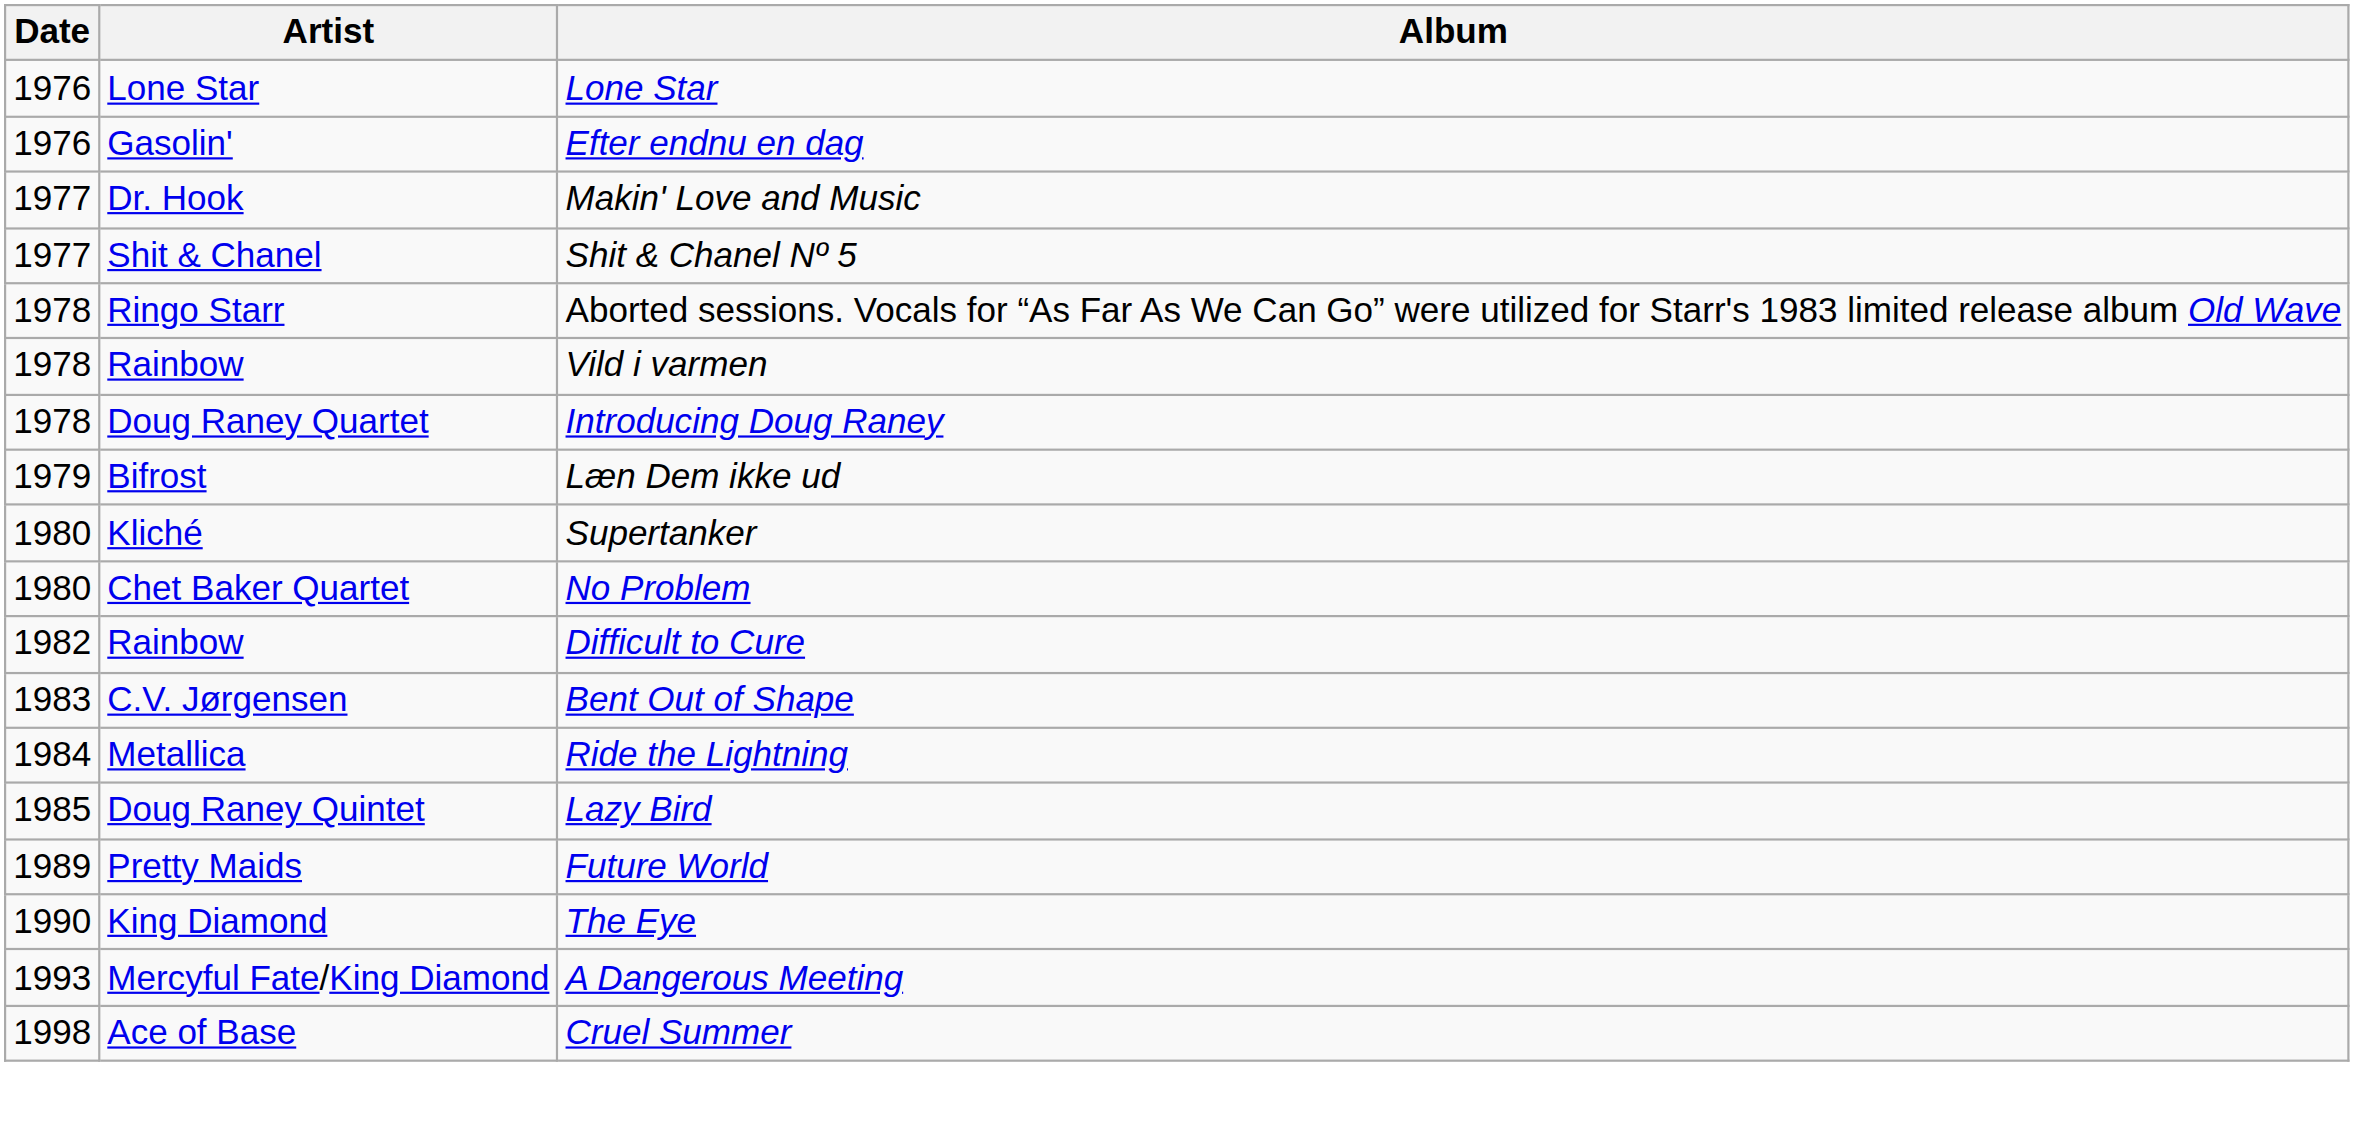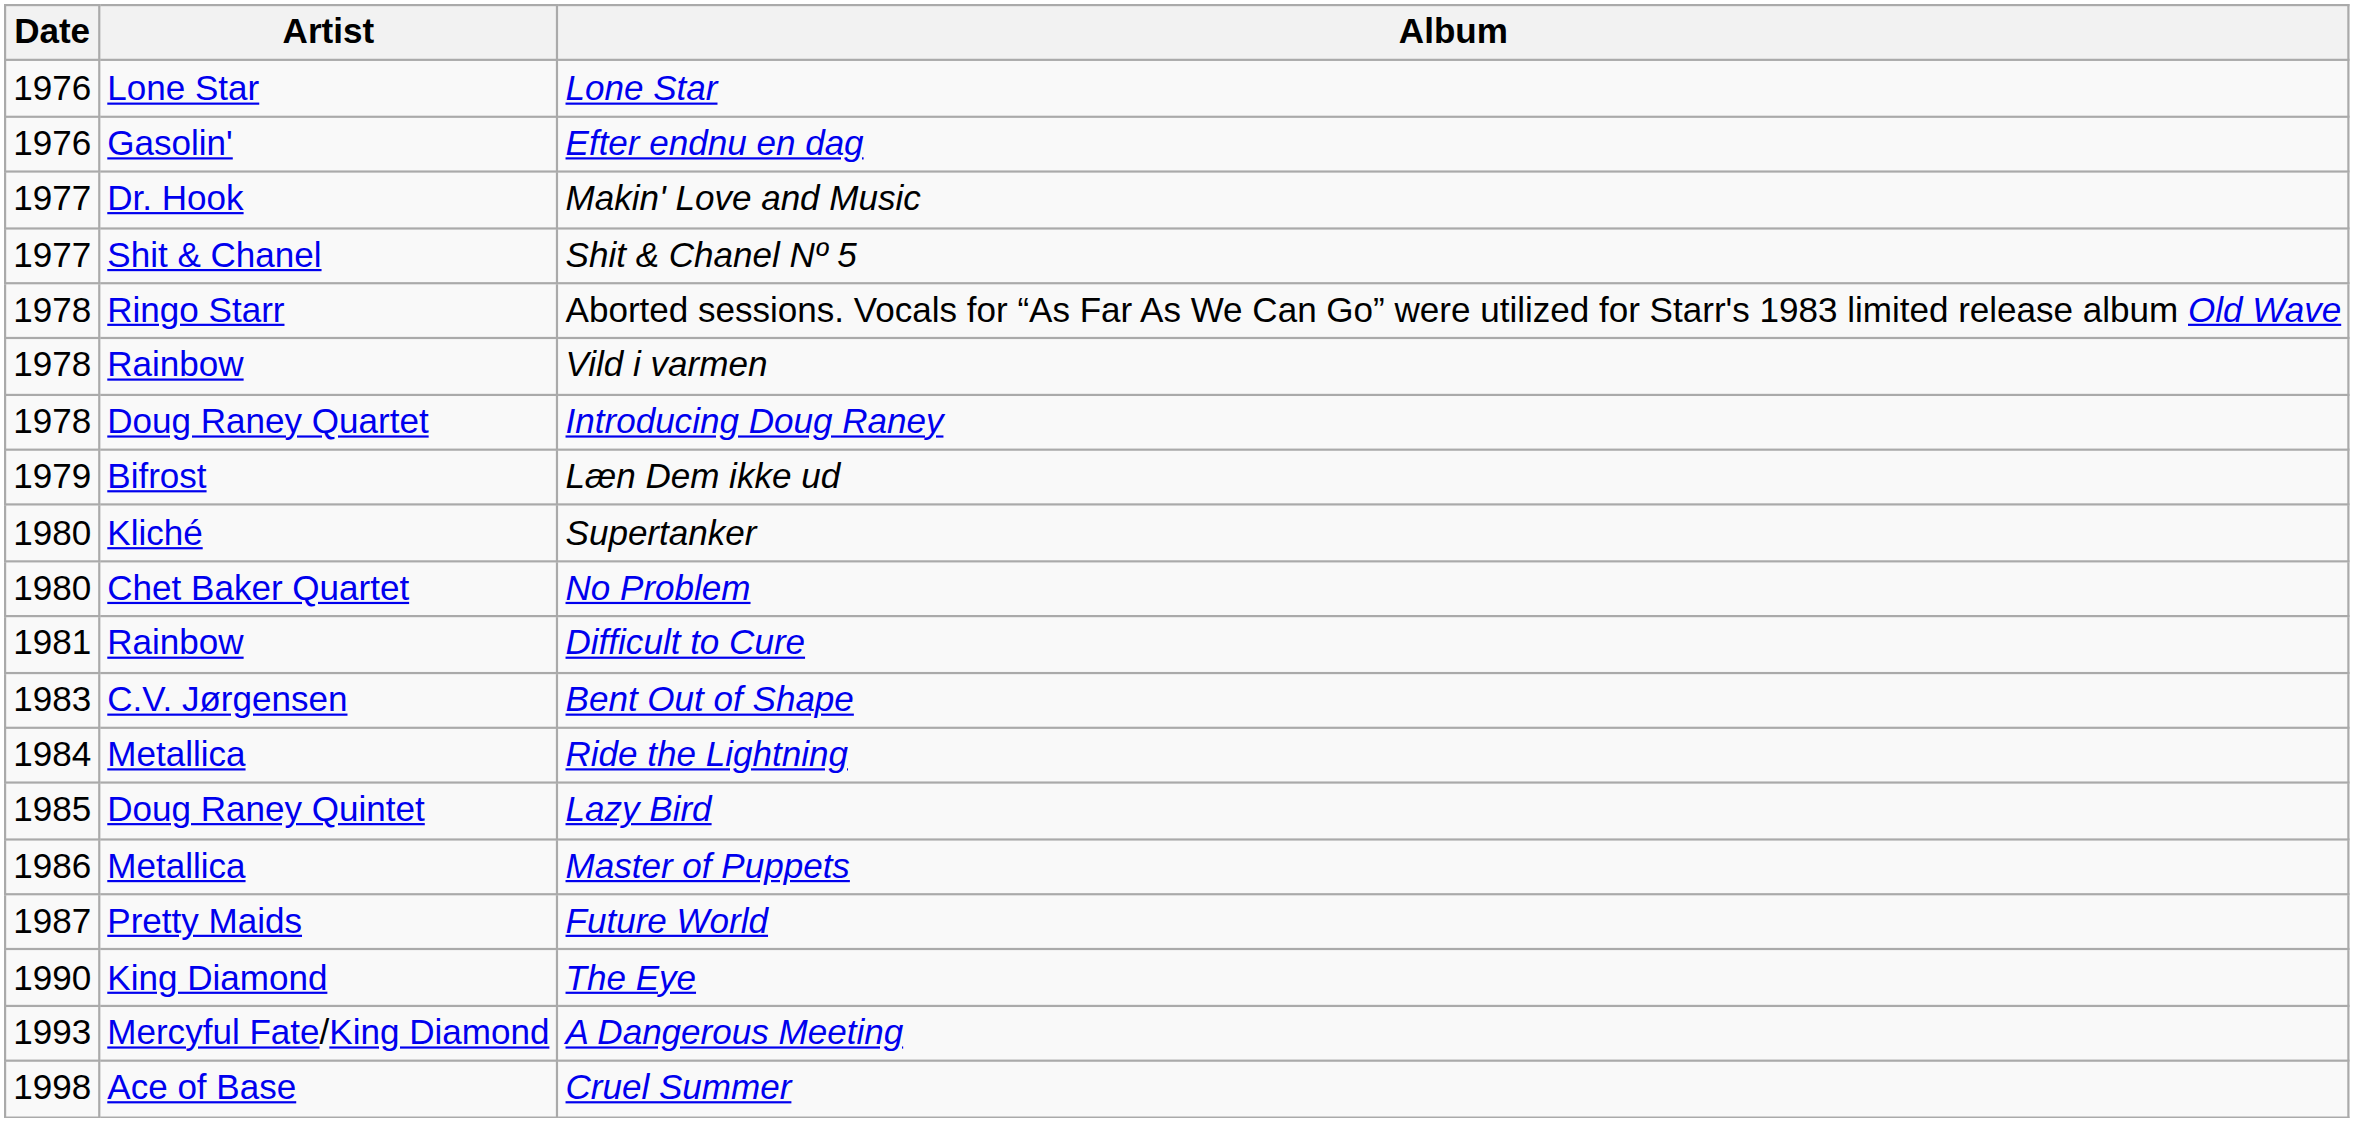(52, 643) 1982 -> (52, 643) 1981
+ row: (708, 865)
(52, 865) 1989 -> (52, 921) 1987
